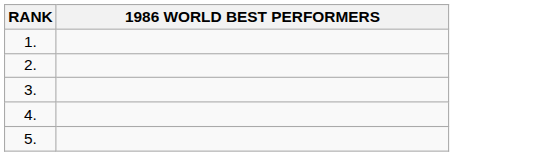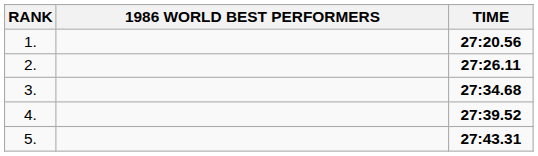+ column: (491, 17)
